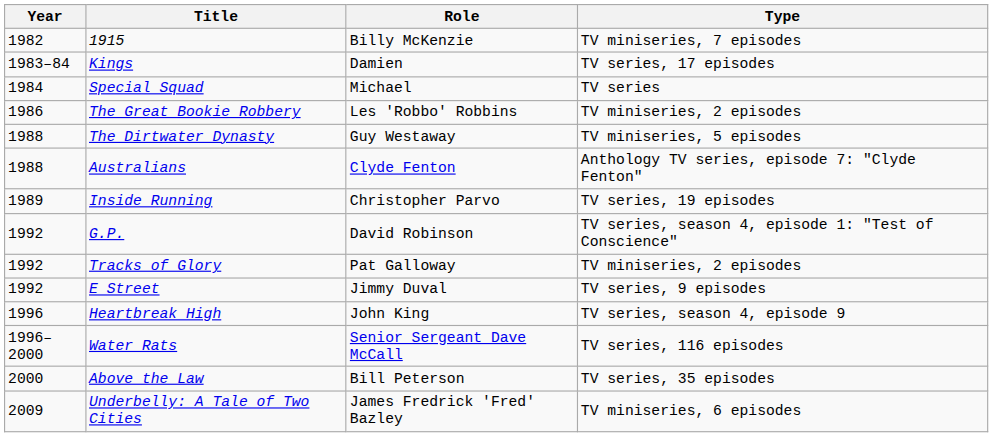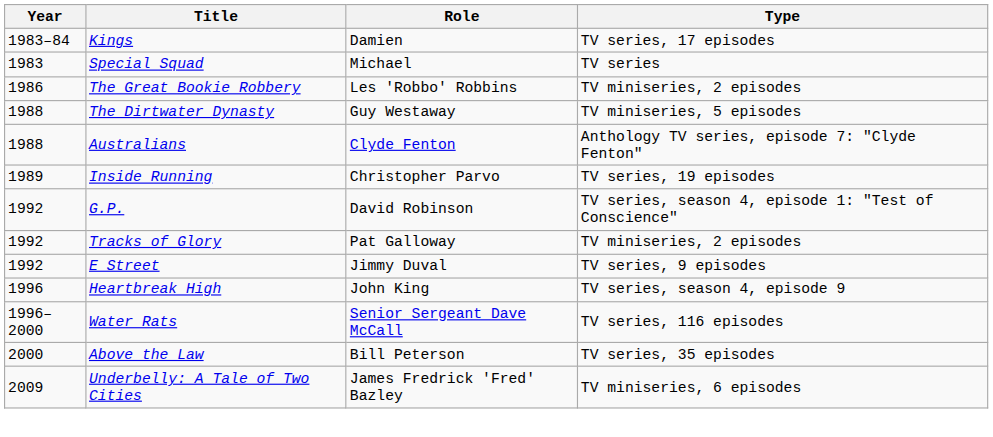- row: (107, 40)
(26, 88) 1984 -> (26, 64) 1983
